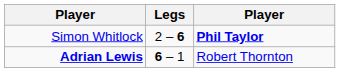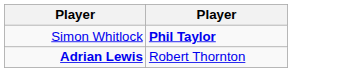- column: (170, 15)
